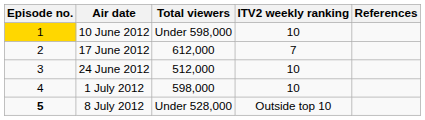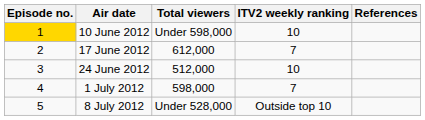(293, 87) 10 -> (293, 87) 7
(40, 106) bold -> (40, 106) normal
